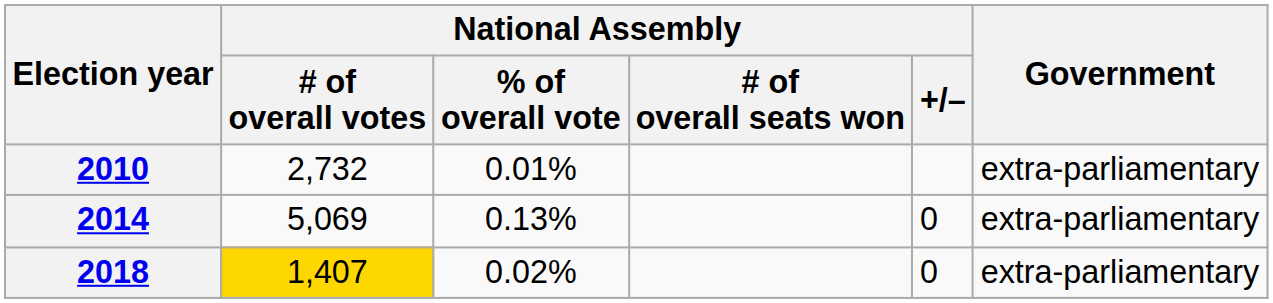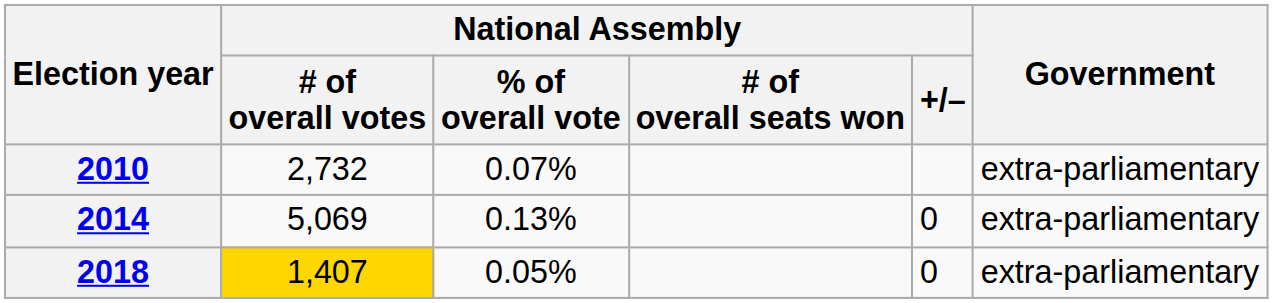(531, 169) 0.01% -> (531, 169) 0.07%
(531, 271) 0.02% -> (531, 271) 0.05%
